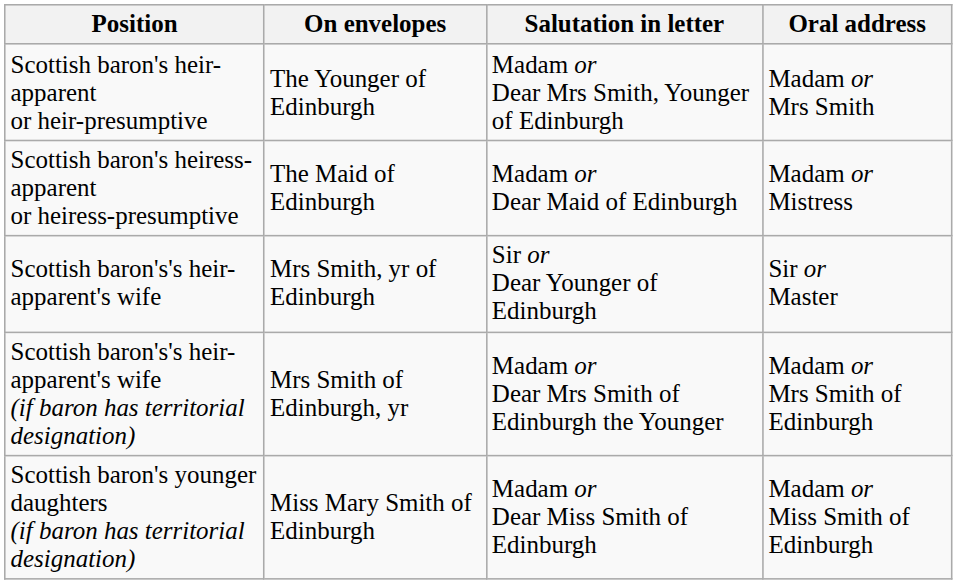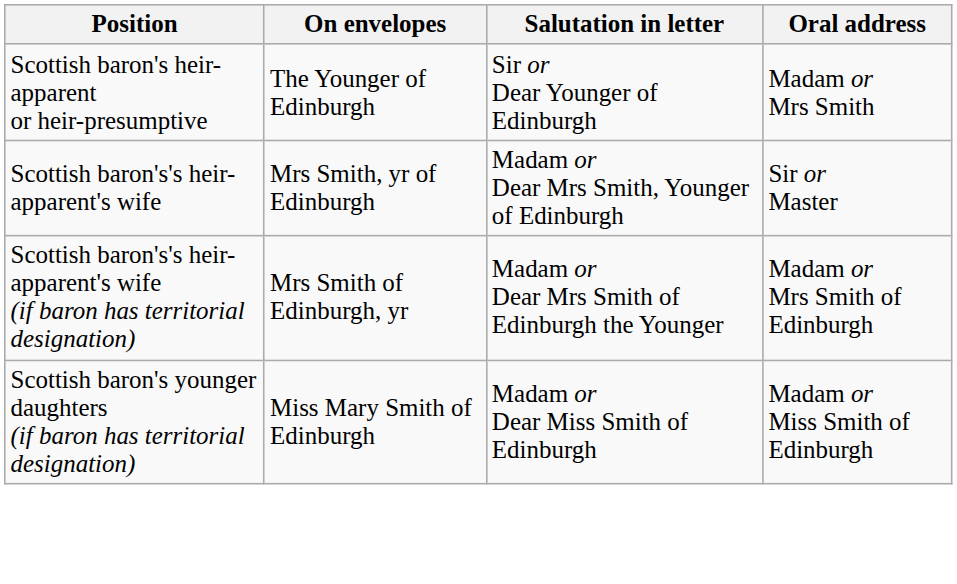(620, 91) Madam or Dear Mrs Smith, Younger of Edinburgh -> (575, 91) Sir or Dear Younger of Edinburgh
- row: (131, 187)
(575, 283) Sir or Dear Younger of Edinburgh -> (620, 187) Madam or Dear Mrs Smith, Younger of Edinburgh
